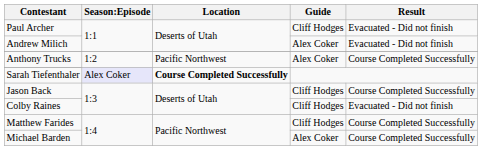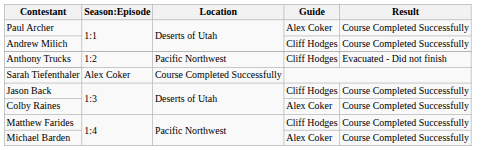(318, 28) Cliff Hodges -> (309, 28) Alex Coker
(401, 28) Evacuated - Did not finish -> (406, 28) Course Completed Successfully
(315, 43) Alex Coker -> (312, 43) Cliff Hodges
(401, 43) Evacuated - Did not finish -> (406, 43) Course Completed Successfully
(315, 59) Alex Coker -> (312, 59) Cliff Hodges
(412, 59) Course Completed Successfully -> (394, 59) Evacuated - Did not finish
(107, 75) lavender background -> (107, 75) no background
(221, 75) bold -> (218, 75) normal
(318, 106) Cliff Hodges -> (309, 106) Alex Coker
(401, 106) Evacuated - Did not finish -> (406, 106) Course Completed Successfully
